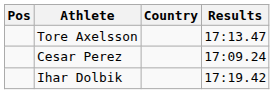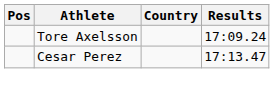(235, 36) 17:13.47 -> (235, 36) 17:09.24
(235, 57) 17:09.24 -> (235, 57) 17:13.47
- row: (80, 78)
